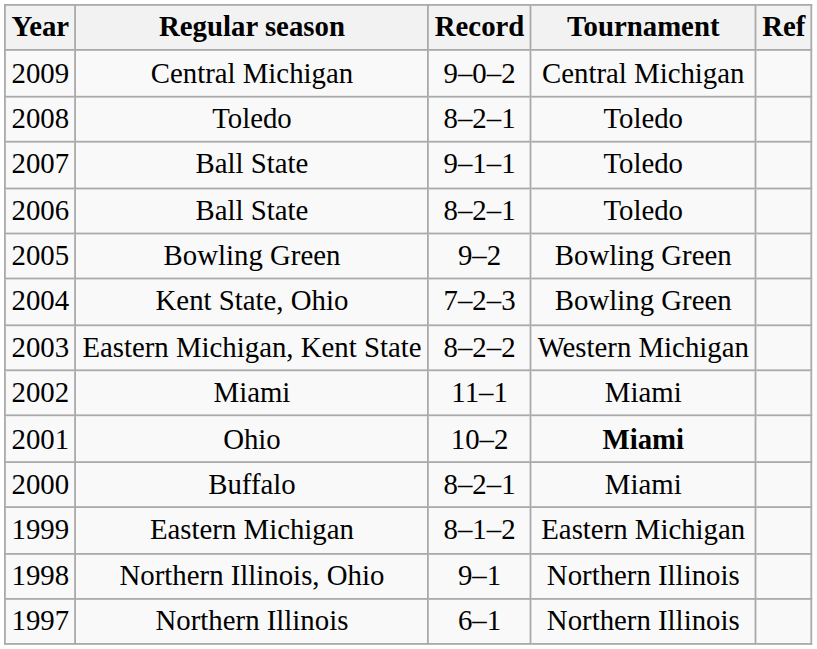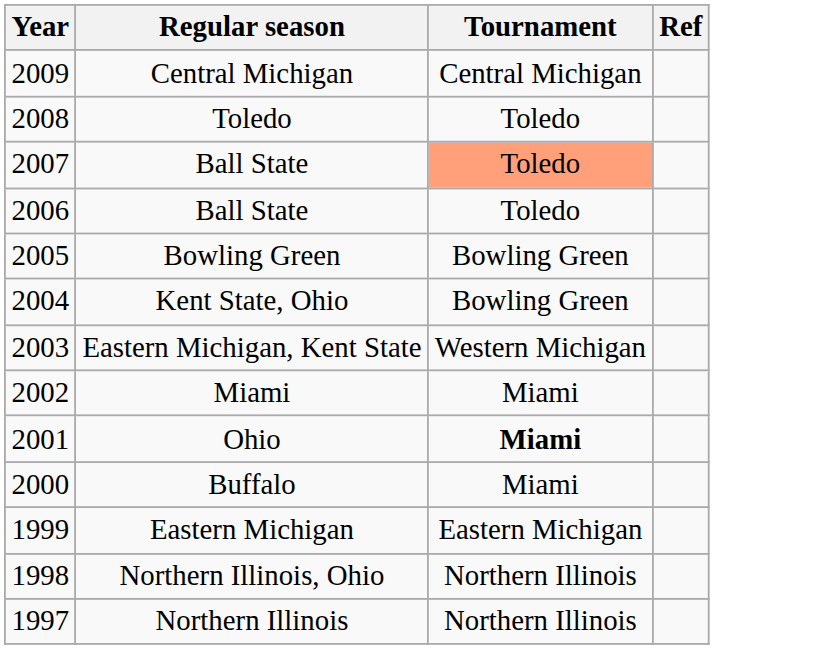- column: (480, 27)
(643, 164) no background -> (540, 164) lightsalmon background
